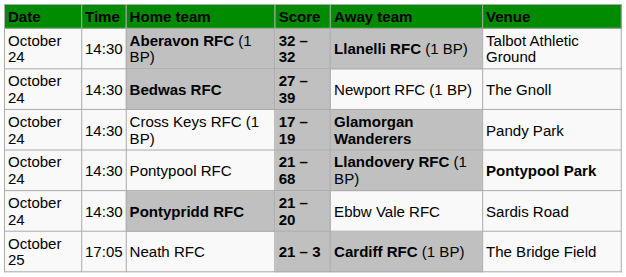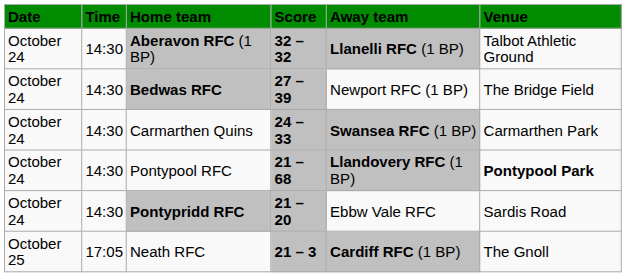(519, 89) The Gnoll -> (539, 89) The Bridge Field
+ row: (191, 130)
- row: (194, 130)
(541, 252) The Bridge Field -> (516, 252) The Gnoll
